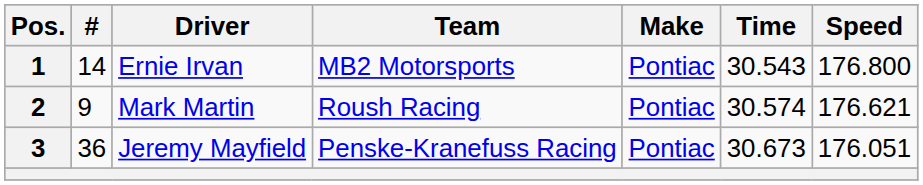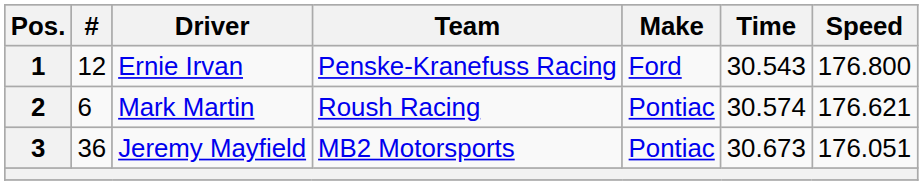(92, 66) 14 -> (92, 66) 12
(416, 66) MB2 Motorsports -> (467, 66) Penske-Kranefuss Racing
(672, 66) Pontiac -> (655, 66) Ford
(85, 107) 9 -> (85, 107) 6
(467, 148) Penske-Kranefuss Racing -> (416, 148) MB2 Motorsports
